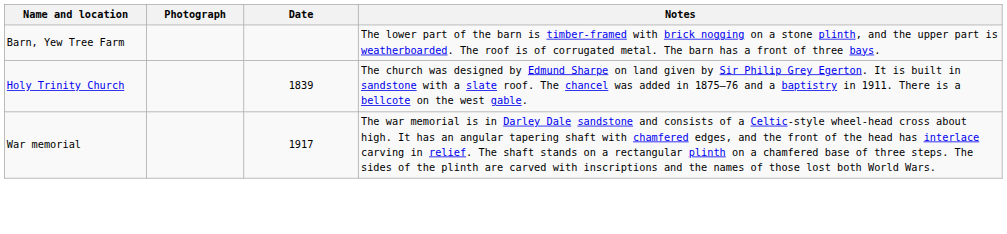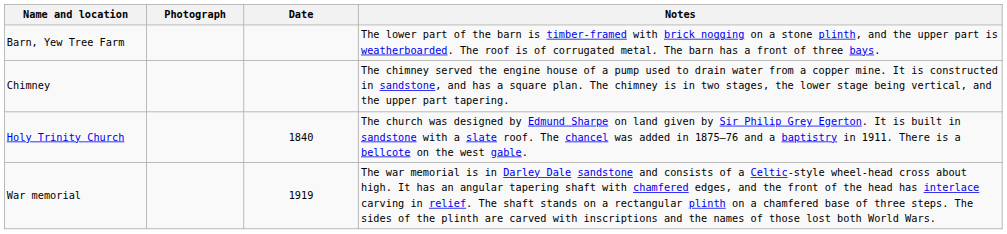+ row: (28, 86)
(301, 86) 1839 -> (301, 137) 1840
(301, 145) 1917 -> (301, 196) 1919
